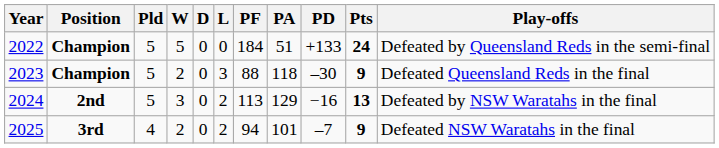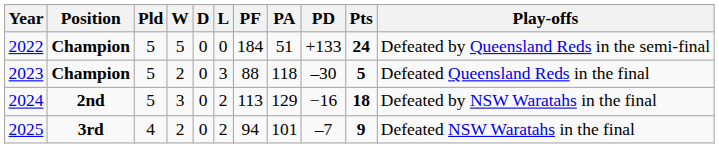(361, 73) 9 -> (361, 73) 5
(361, 101) 13 -> (361, 101) 18
